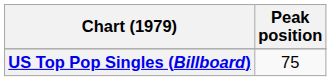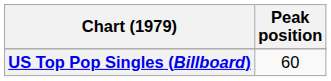(290, 62) 75 -> (290, 62) 60
